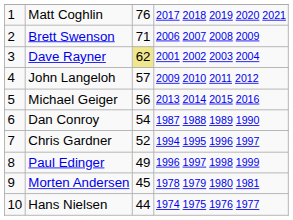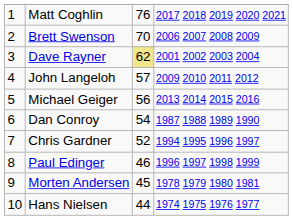(143, 36) 71 -> (143, 36) 70
(143, 162) 49 -> (143, 162) 46
